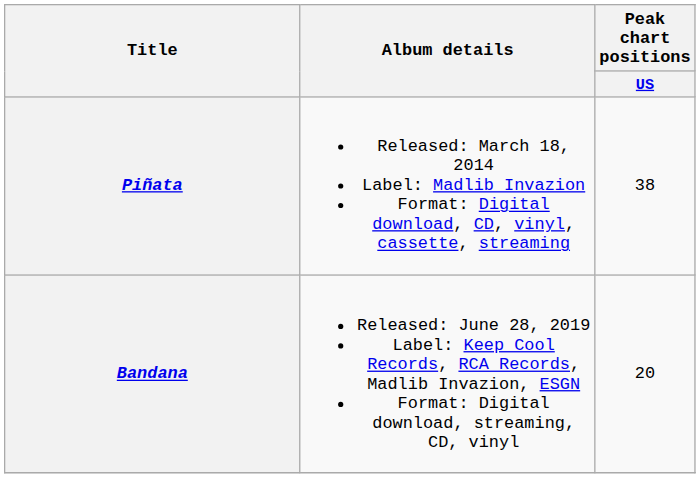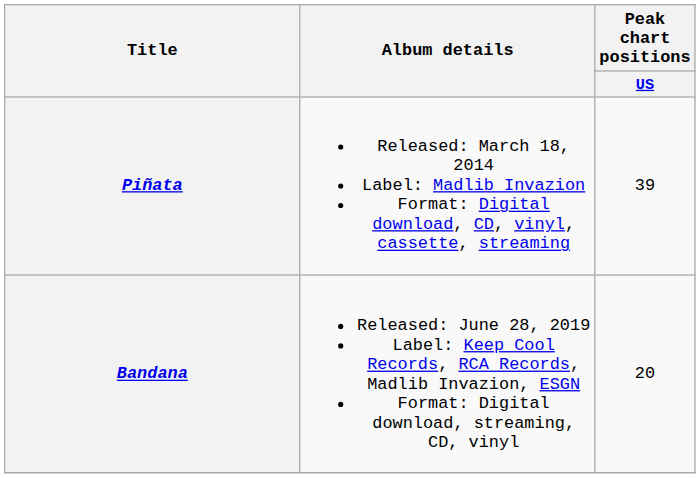(645, 186) 38 -> (645, 186) 39
